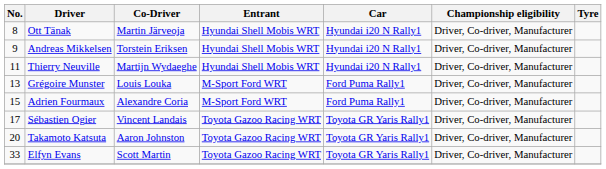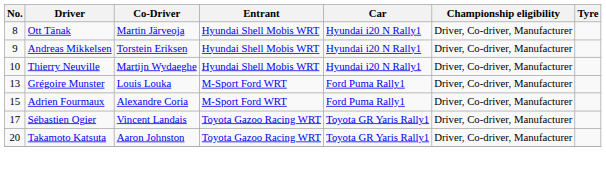(15, 66) 11 -> (15, 66) 10
- row: (54, 154)
